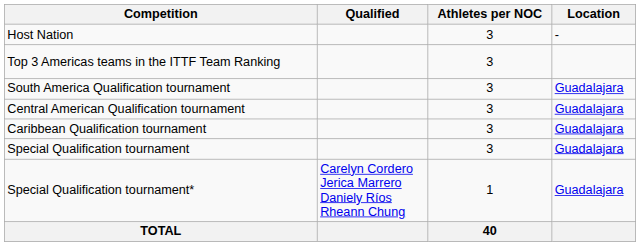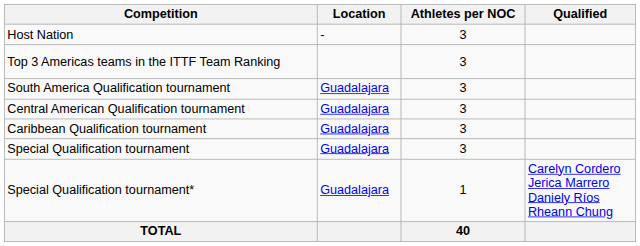columns swapped: (594, 14) <-> (373, 14)
